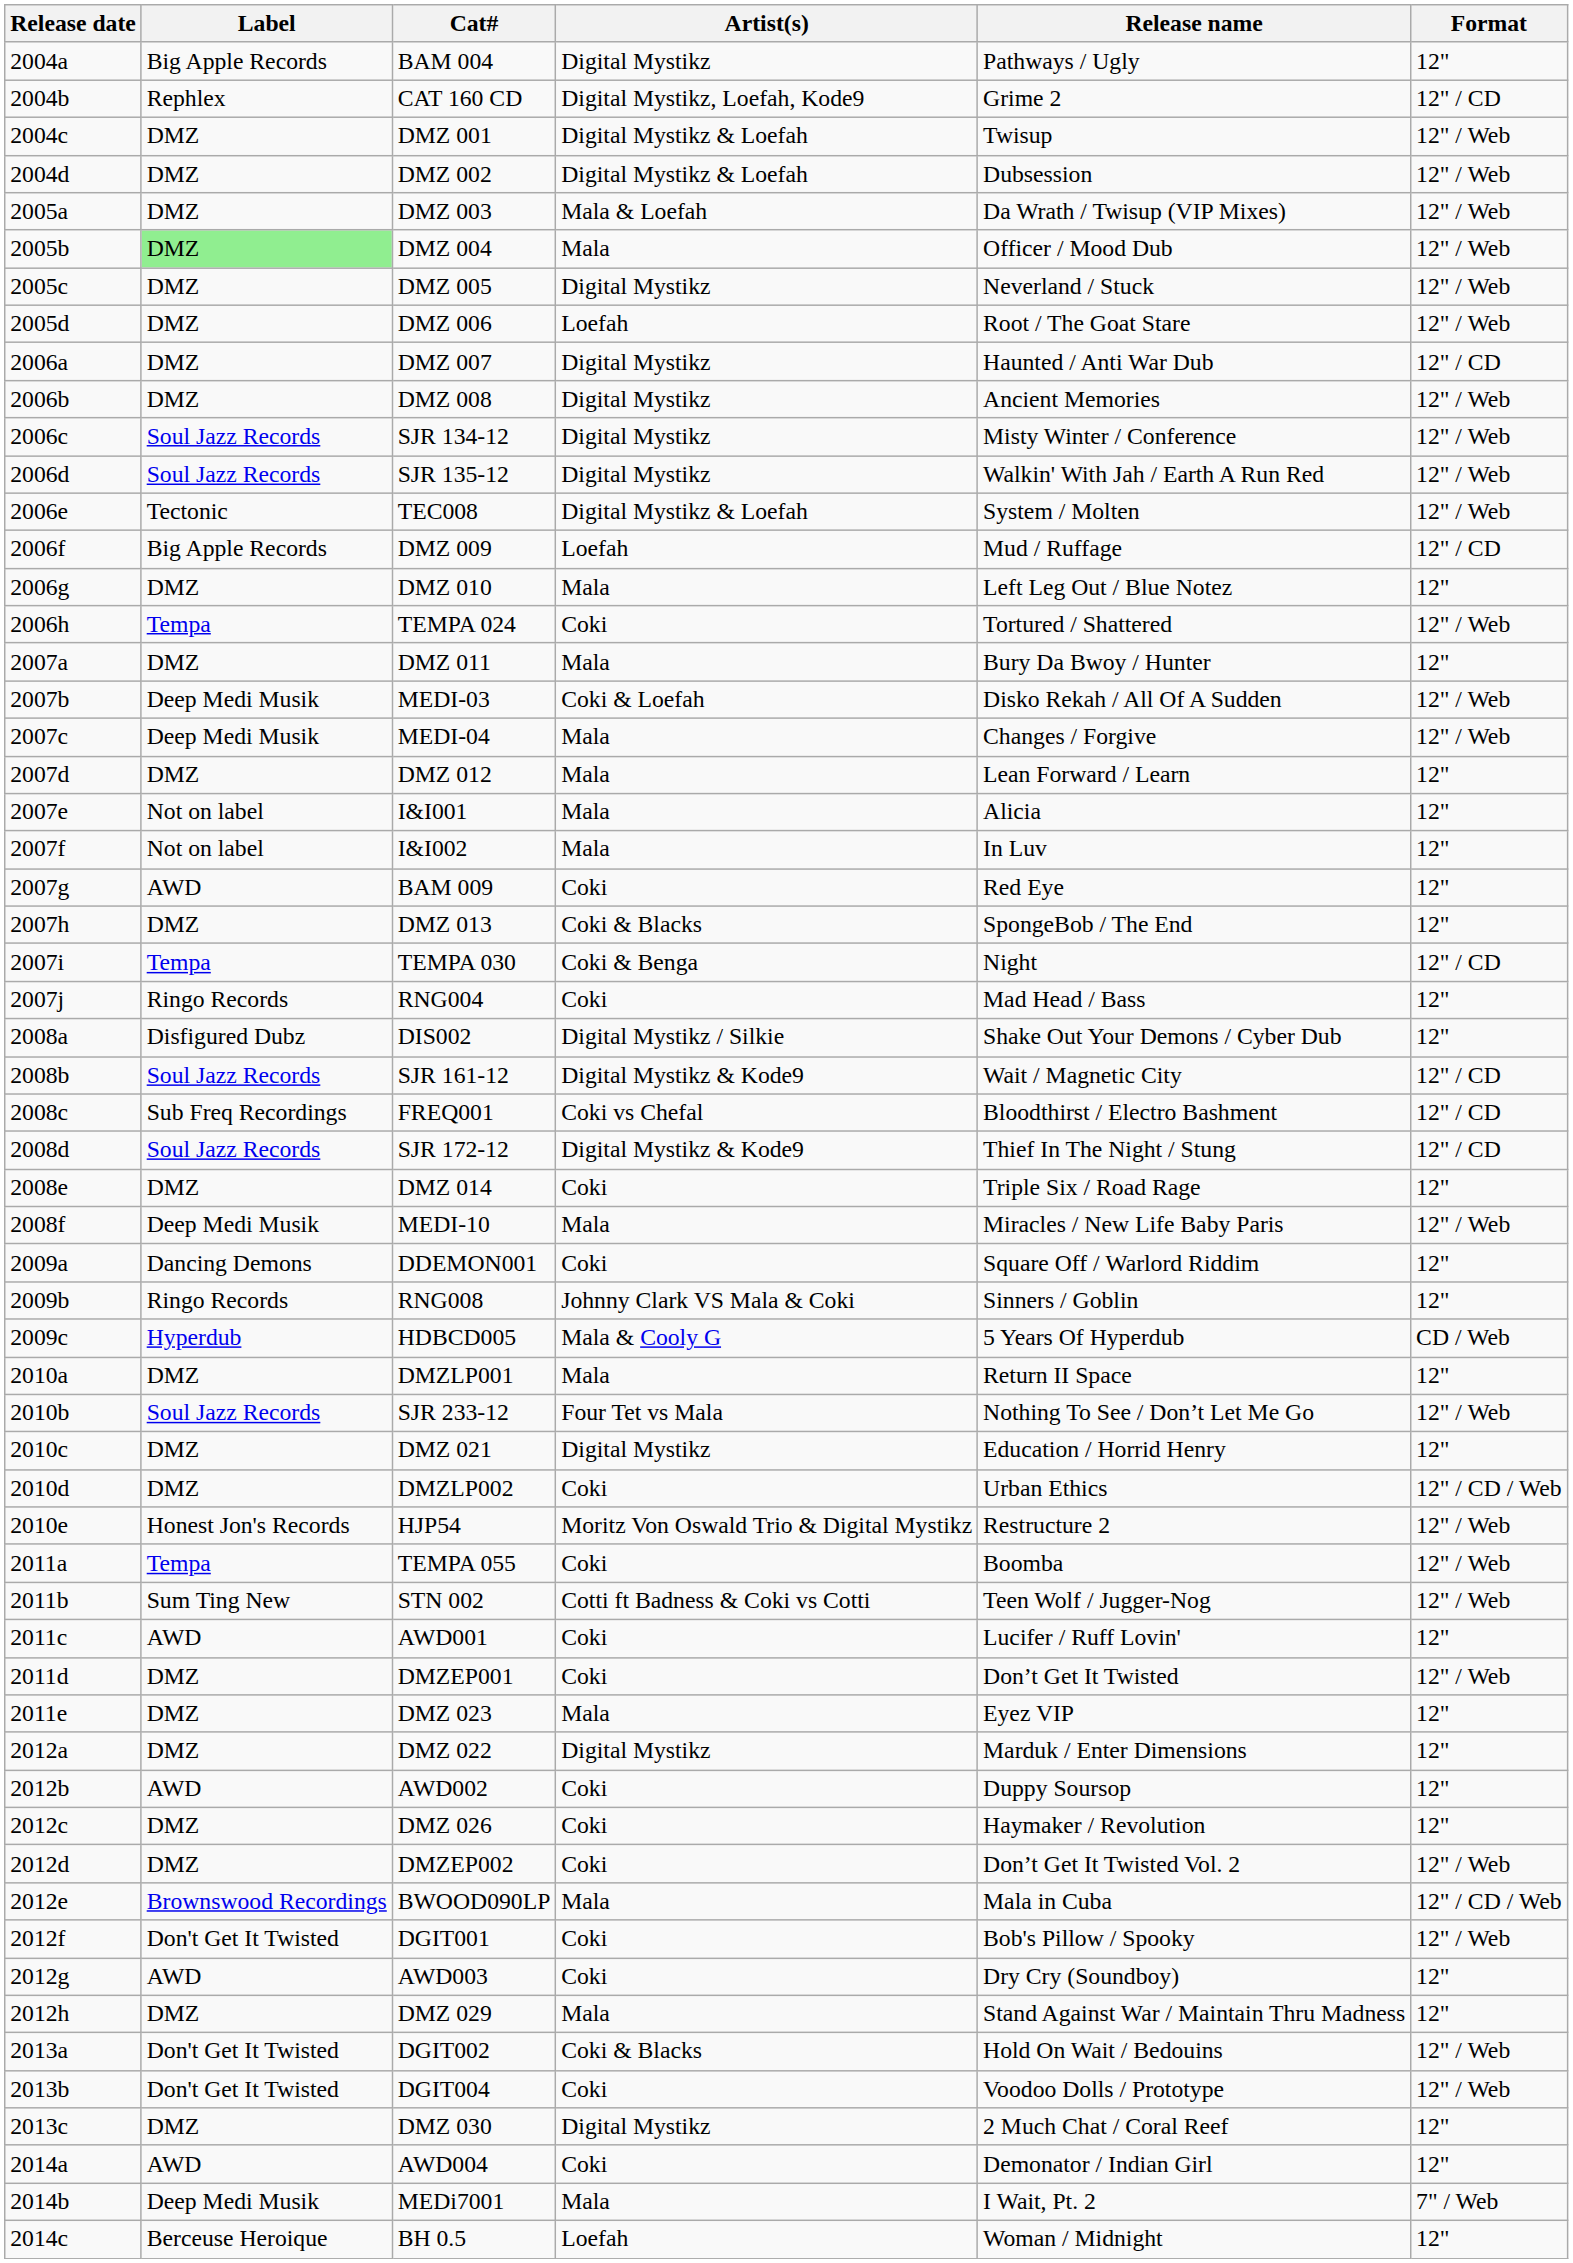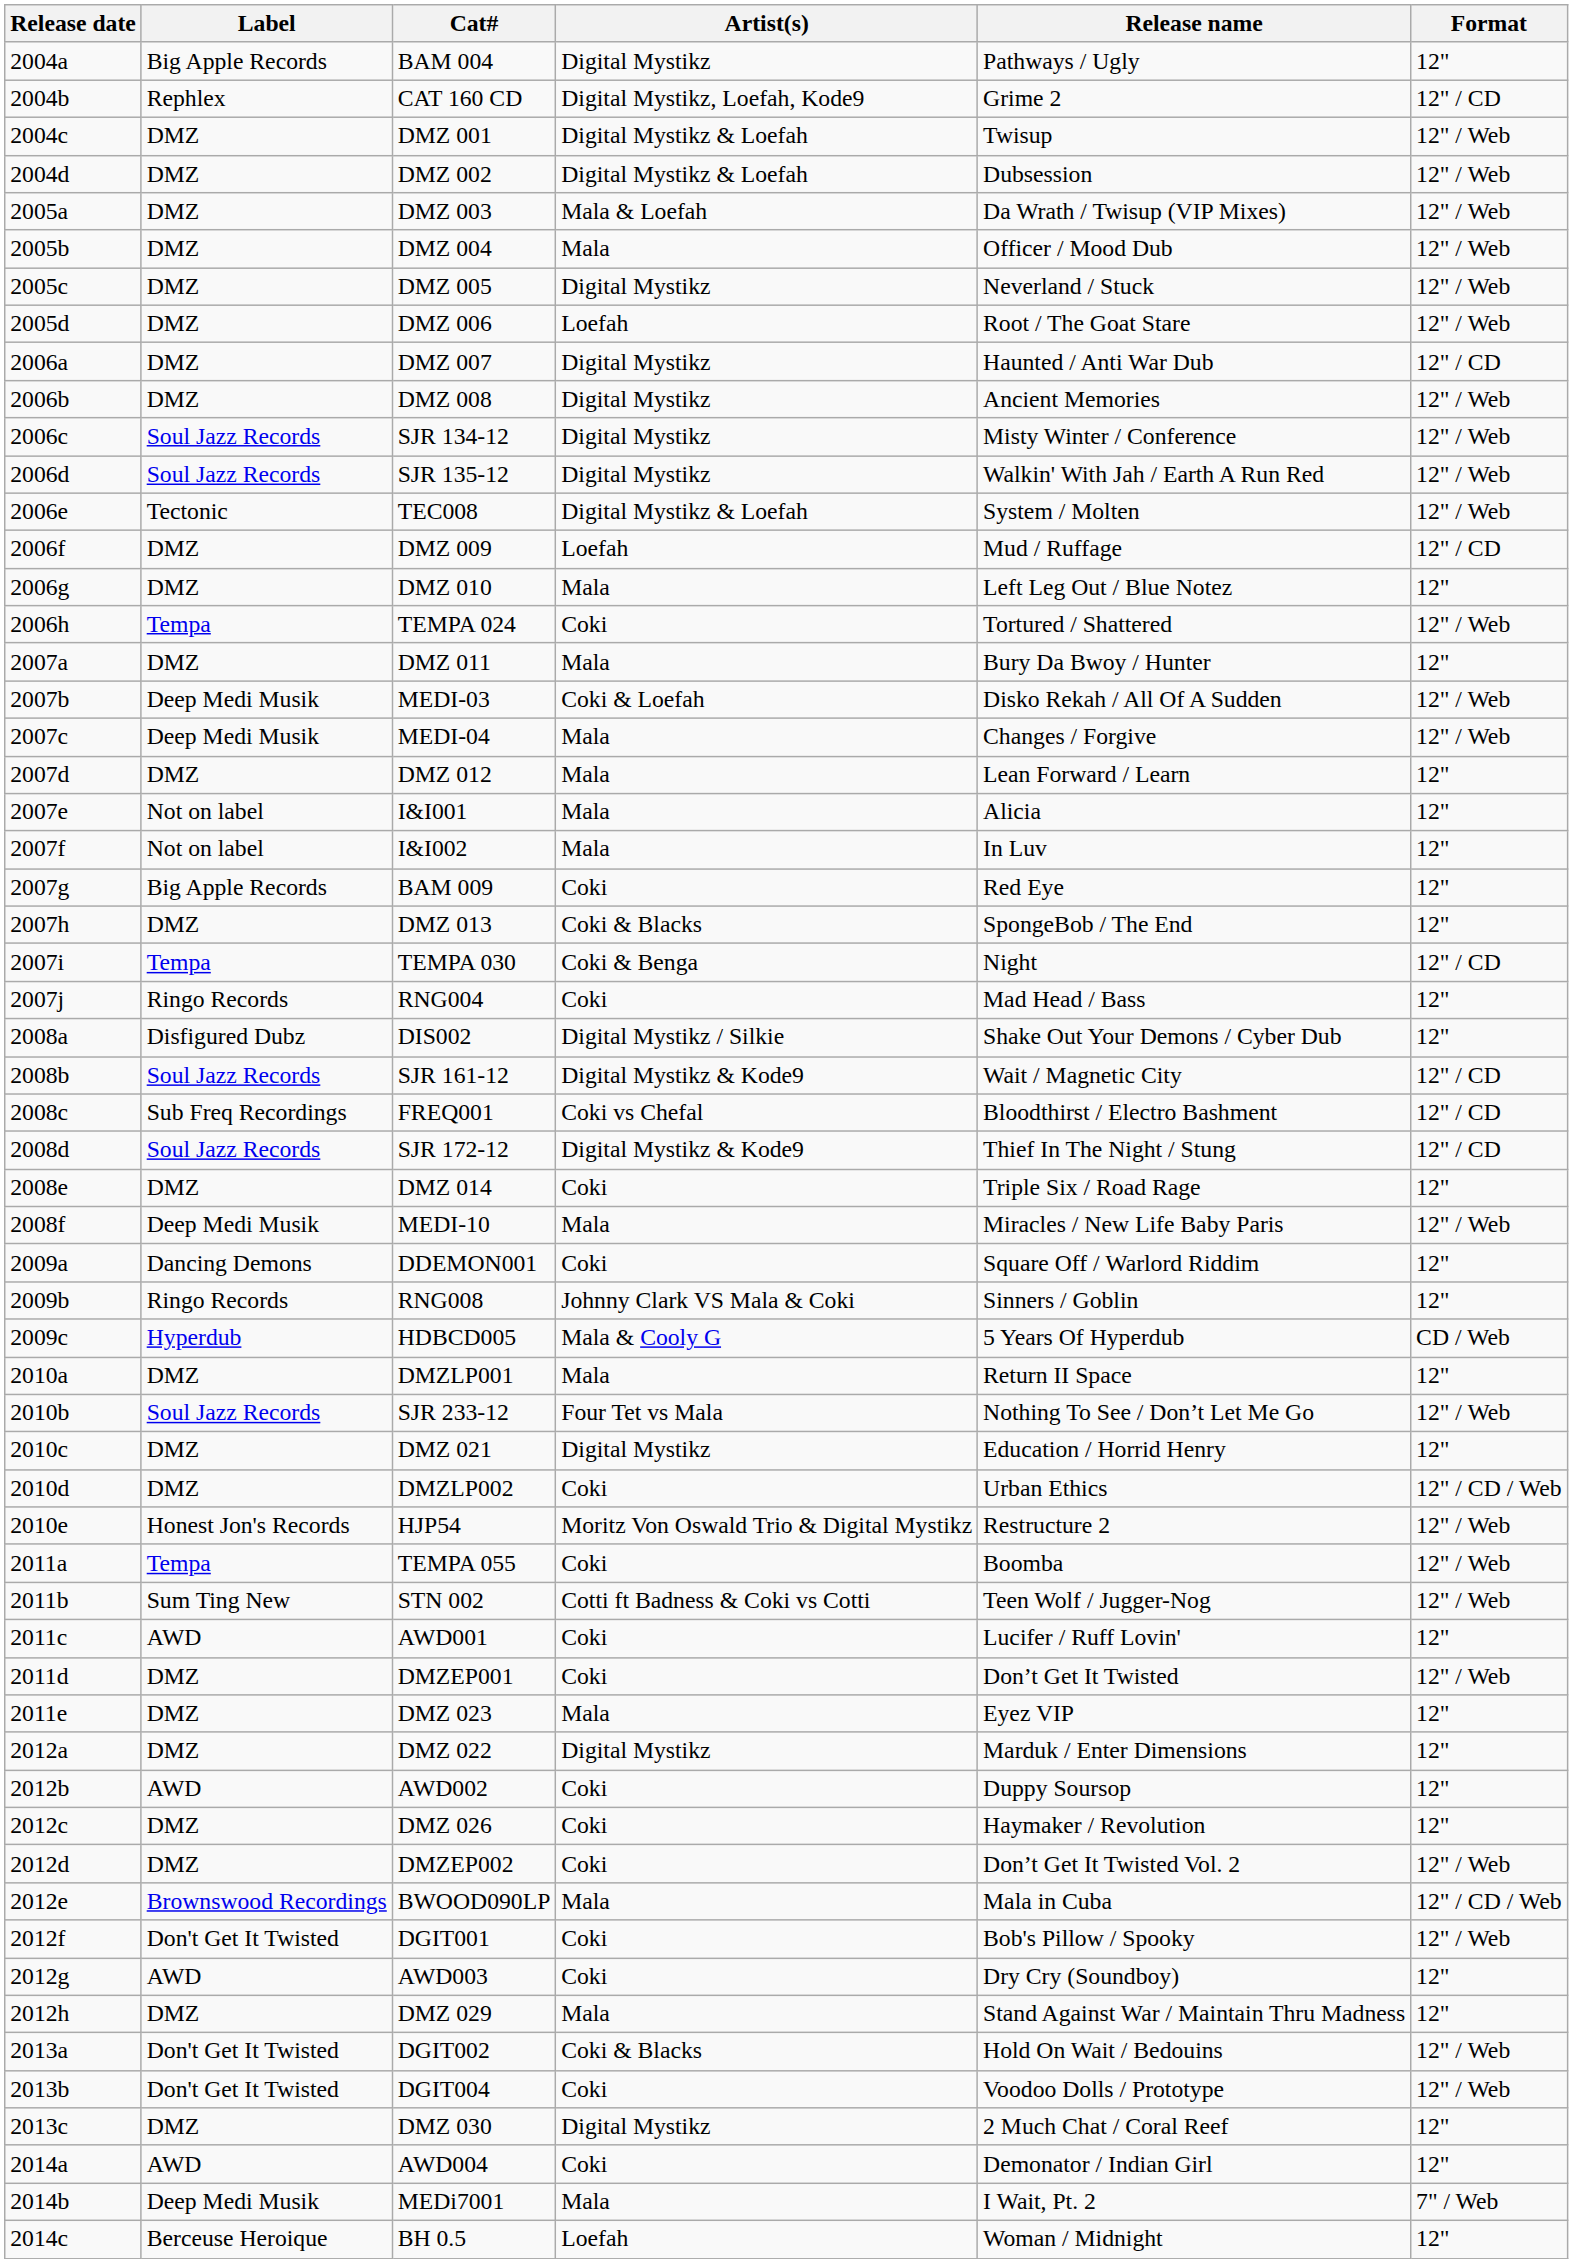(173, 248) lightgreen background -> (173, 248) no background
(237, 549) Big Apple Records -> (173, 549) DMZ
(174, 887) AWD -> (237, 887) Big Apple Records
